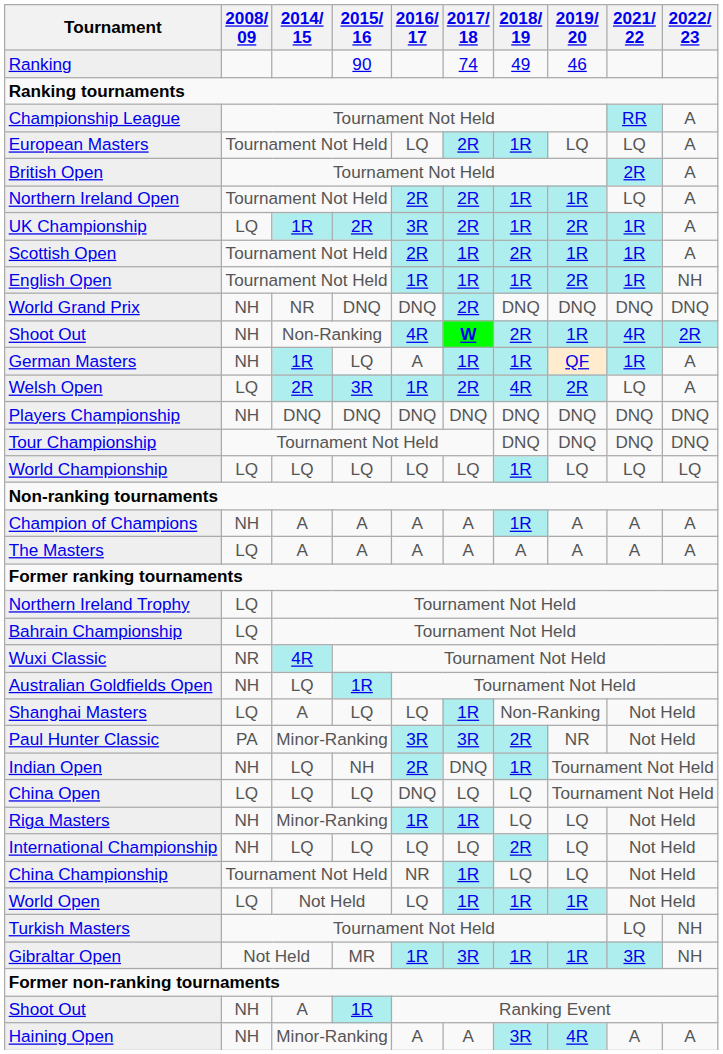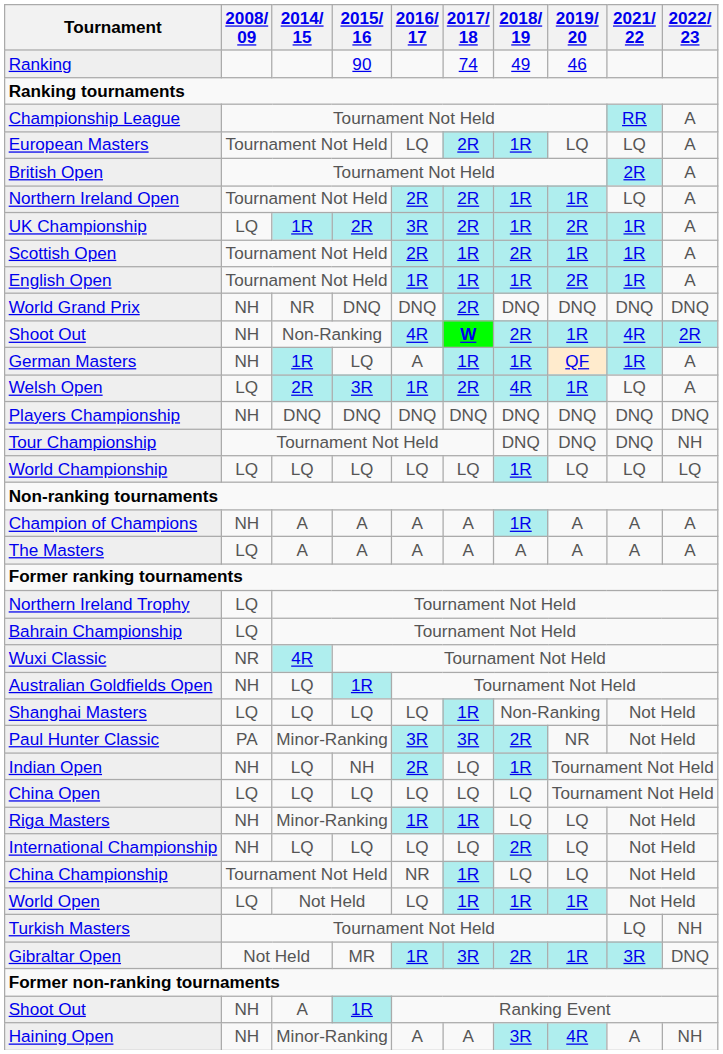(690, 280) NH -> (690, 280) A
(577, 388) 2R -> (577, 388) 1R
(690, 442) DNQ -> (690, 442) NH
(302, 712) A -> (302, 712) LQ
(468, 766) DNQ -> (468, 766) LQ
(417, 793) DNQ -> (417, 793) LQ
(521, 955) 1R -> (521, 955) 2R
(690, 955) NH -> (690, 955) DNQ
(690, 1036) A -> (690, 1036) NH
